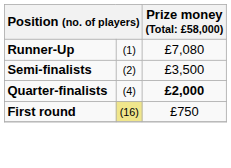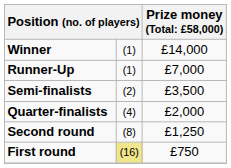+ row: (29, 49)
(184, 49) £7,080 -> (184, 70) £7,000
(184, 91) bold -> (184, 111) normal
+ row: (51, 132)
